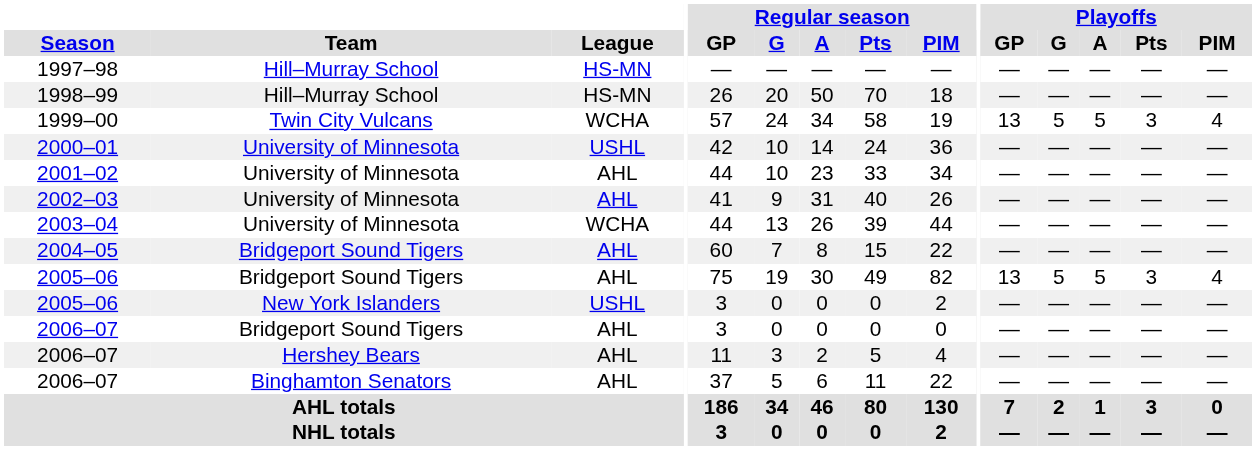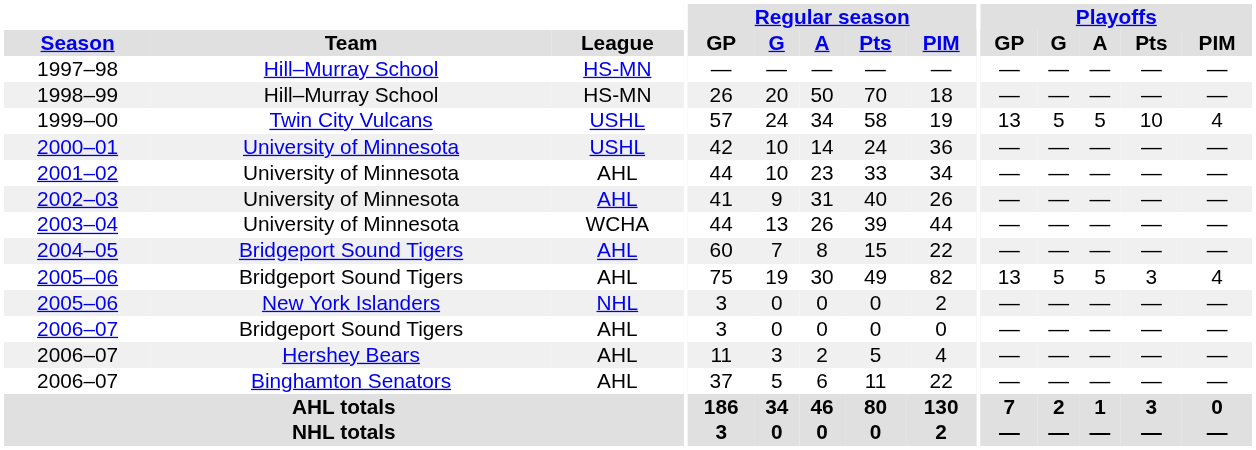(617, 120) WCHA -> (617, 120) USHL
(1151, 120) 3 -> (1151, 120) 10
(617, 302) USHL -> (617, 302) NHL
